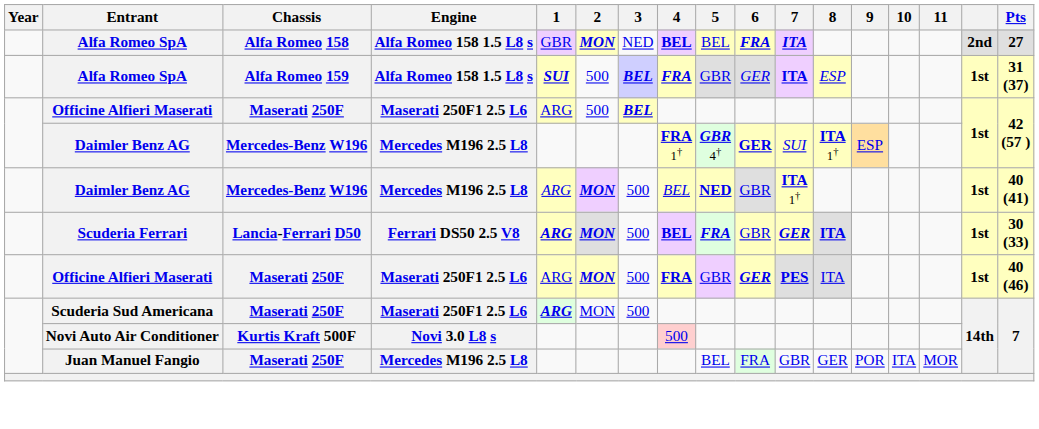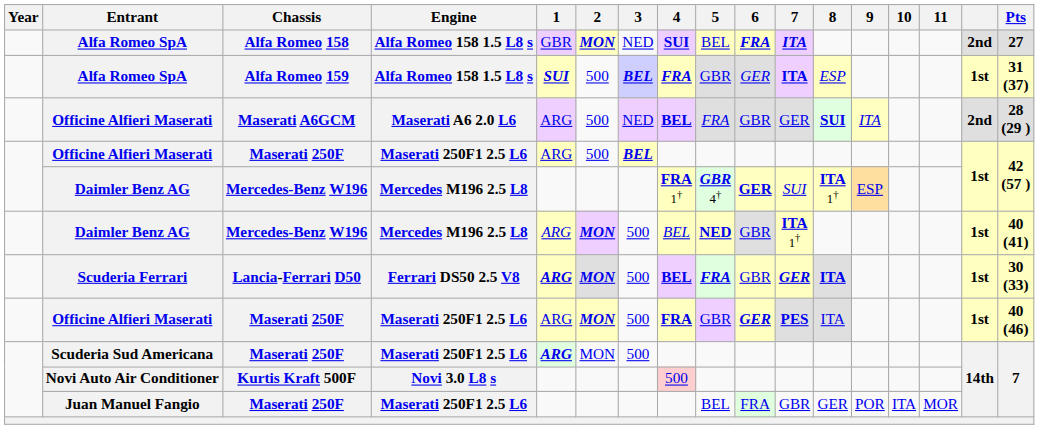(676, 42) BEL -> (676, 42) SUI
+ row: (132, 120)
(454, 361) Mercedes M196 2.5 L8 -> (454, 404) Maserati 250F1 2.5 L6
